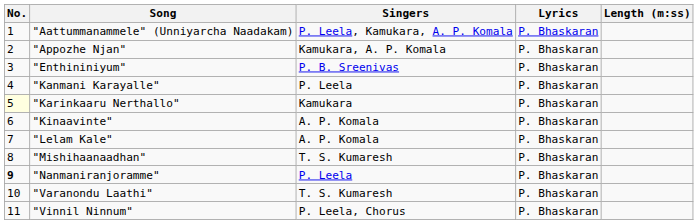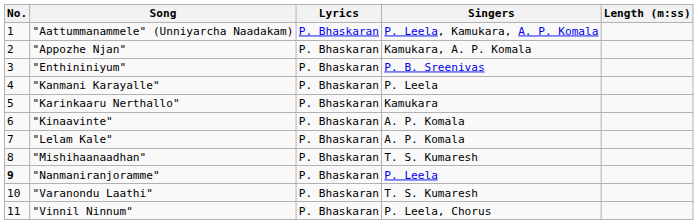columns swapped: (406, 14) <-> (558, 14)
(10, 103) lightyellow background -> (10, 103) no background
